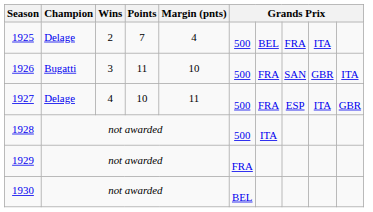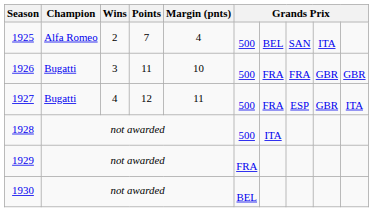(60, 37) Delage -> (71, 37) Alfa Romeo
(295, 43) FRA -> (300, 43) SAN
(295, 74) SAN -> (300, 74) FRA
(350, 74) ITA -> (354, 74) GBR
(60, 98) Delage -> (60, 98) Bugatti
(142, 98) 10 -> (146, 98) 12
(322, 105) ITA -> (327, 105) GBR
(350, 105) GBR -> (354, 105) ITA
